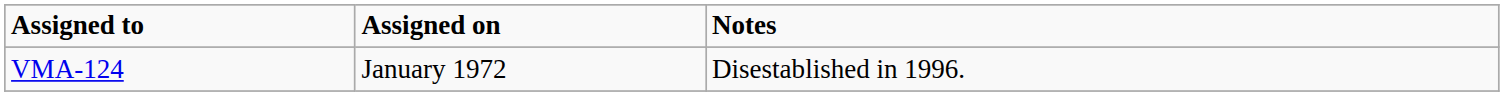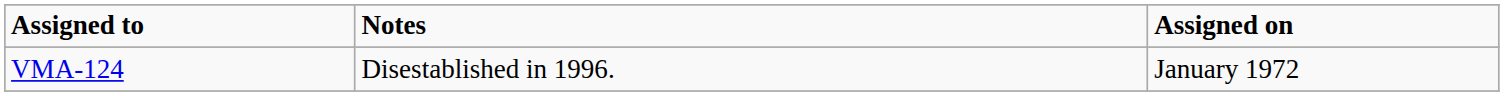columns swapped: (431, 25) <-> (744, 25)
